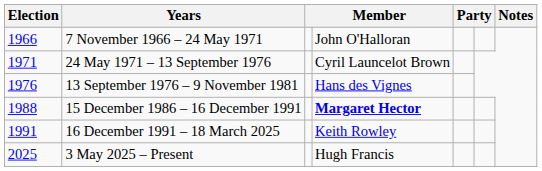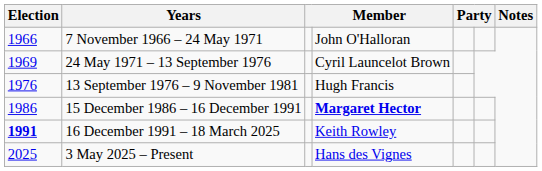(22, 62) 1971 -> (22, 62) 1969
(363, 85) Hans des Vignes -> (354, 85) Hugh Francis
(22, 108) 1988 -> (22, 108) 1986
(22, 131) normal -> (22, 131) bold
(354, 154) Hugh Francis -> (363, 154) Hans des Vignes
